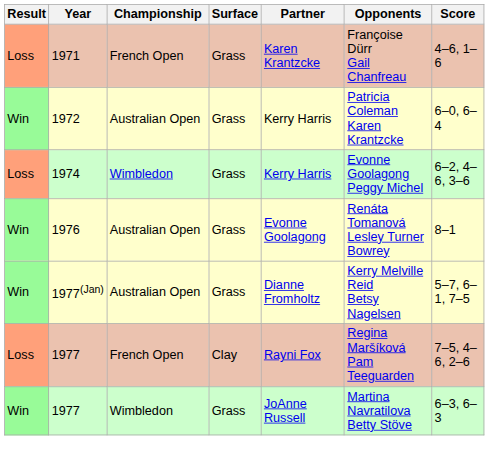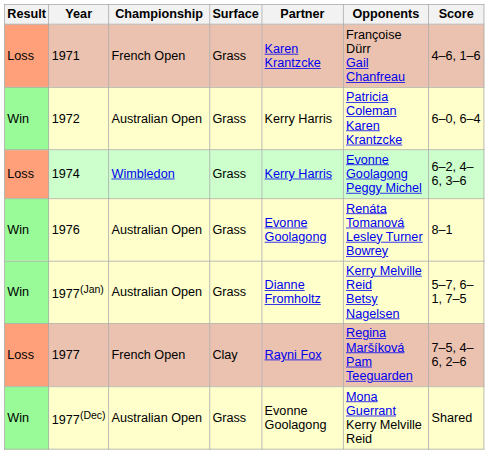- row: (66, 410)
+ row: (79, 417)
